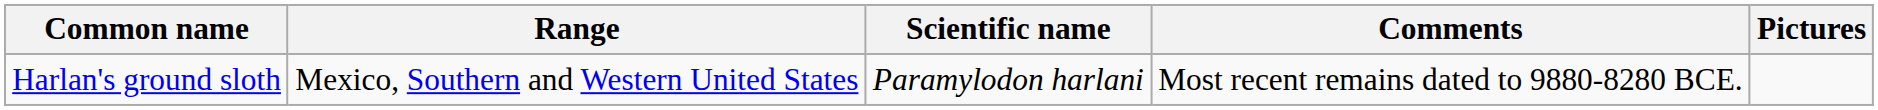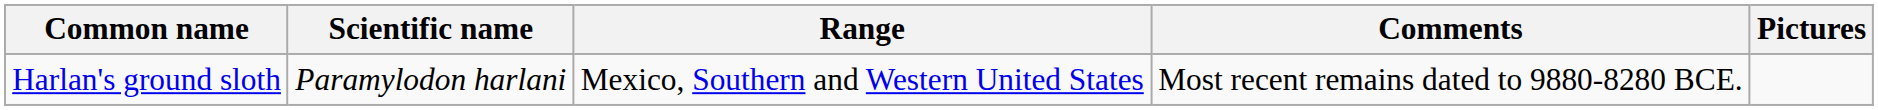columns swapped: (1008, 29) <-> (577, 29)
